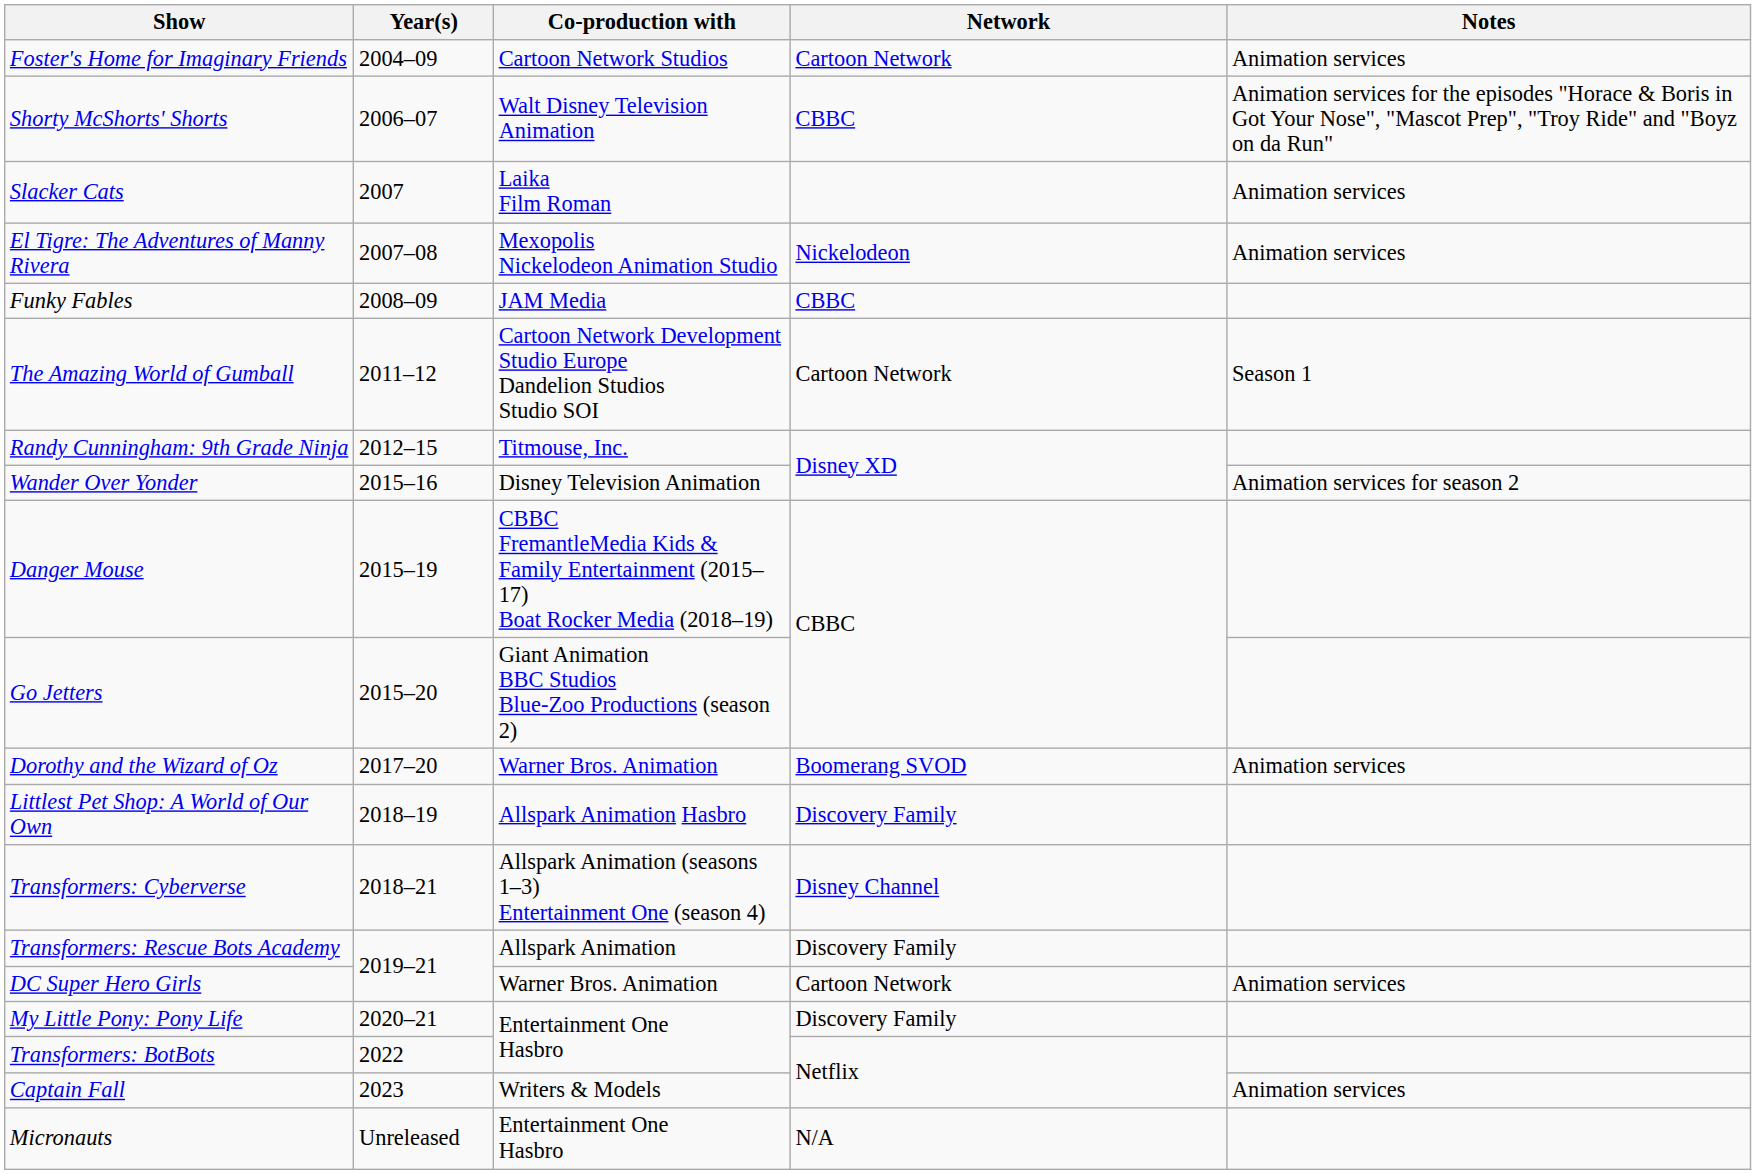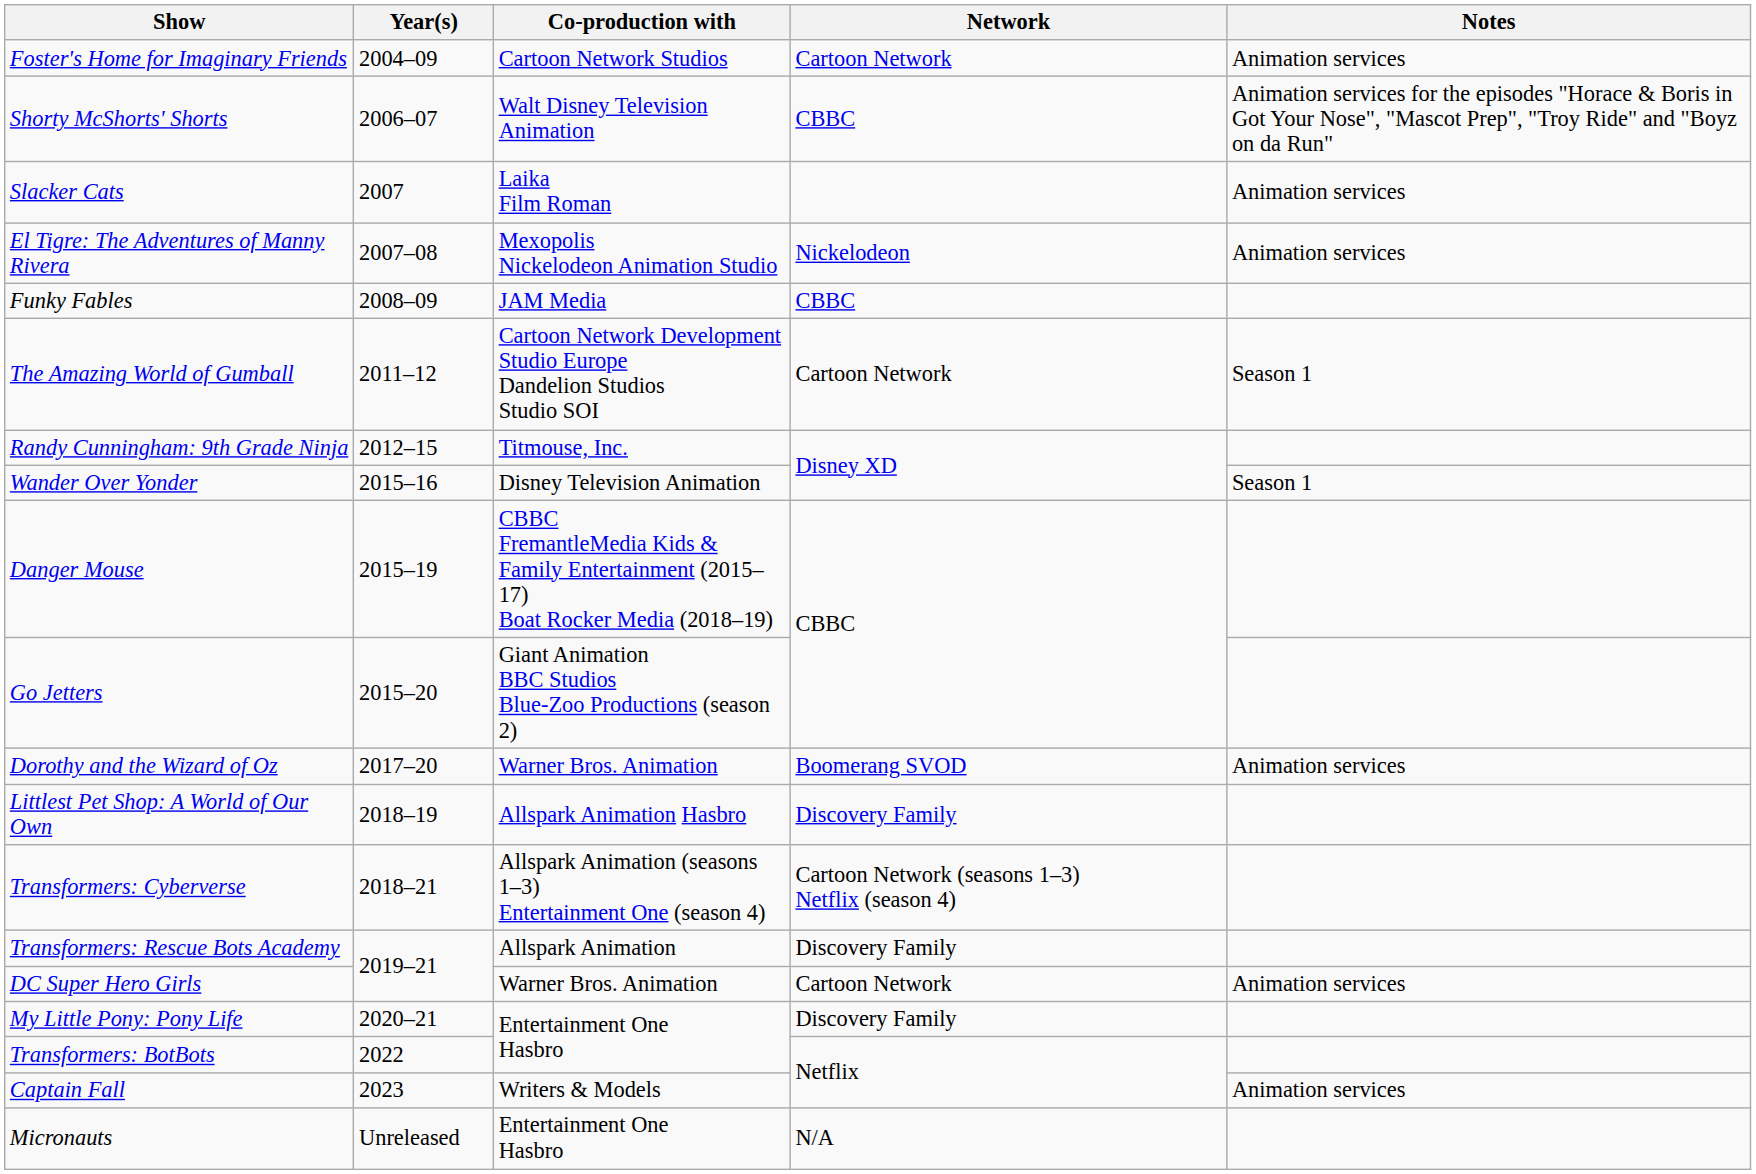(1376, 482) Animation services for season 2 -> (1272, 482) Season 1
(867, 887) Disney Channel -> (938, 887) Cartoon Network (seasons 1–3) Netflix (season 4)
